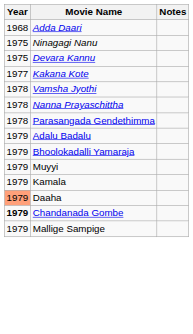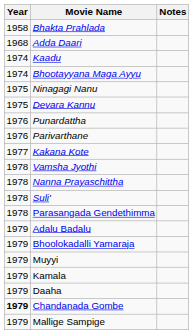+ row: (69, 27)
+ row: (47, 58)
+ row: (87, 74)
+ row: (59, 120)
+ row: (60, 136)
+ row: (42, 197)
(17, 197) lightsalmon background -> (17, 290) no background
